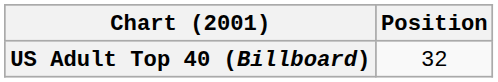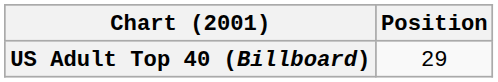(434, 59) 32 -> (434, 59) 29
